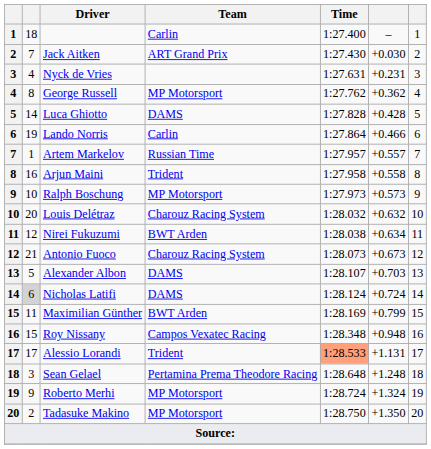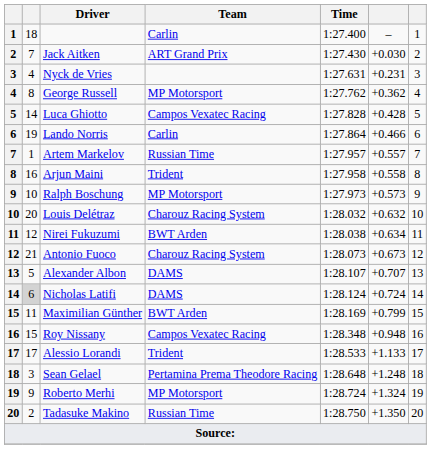(165, 113) DAMS -> (207, 113) Campos Vexatec Racing
(388, 273) +0.703 -> (388, 273) +0.707
(344, 353) lightsalmon background -> (344, 353) no background
(388, 353) +1.131 -> (388, 353) +1.133
(185, 413) MP Motorsport -> (181, 413) Russian Time
